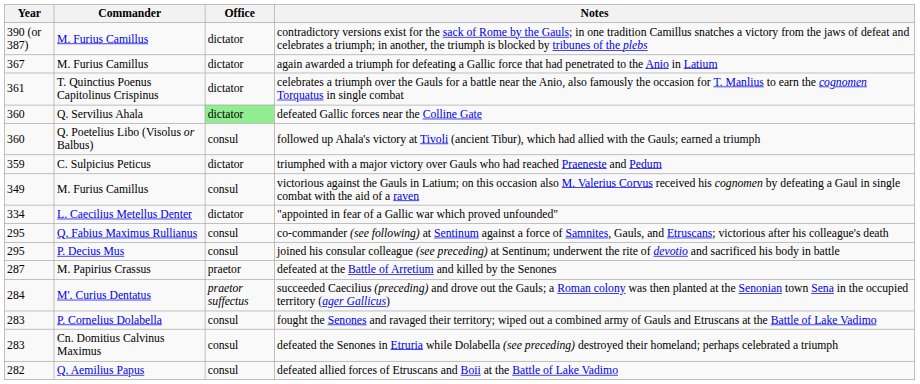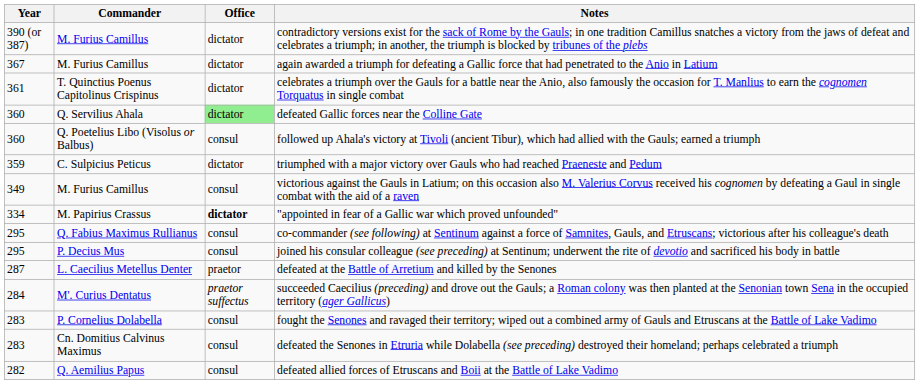(125, 214) L. Caecilius Metellus Denter -> (104, 214) M. Papirius Crassus
(226, 214) normal -> (228, 214) bold
(104, 270) M. Papirius Crassus -> (125, 270) L. Caecilius Metellus Denter
